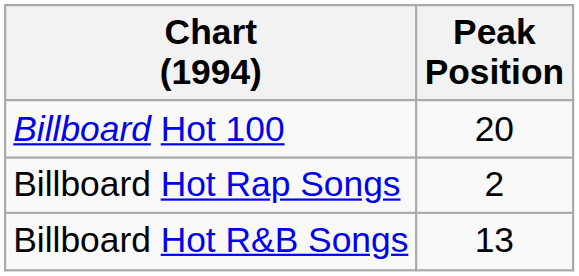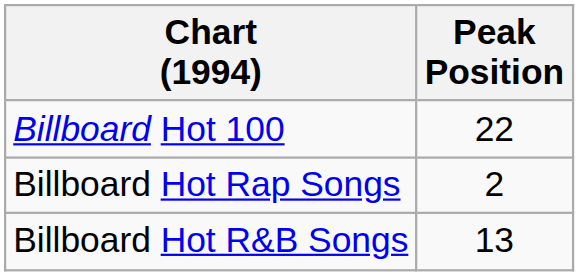(494, 128) 20 -> (494, 128) 22
